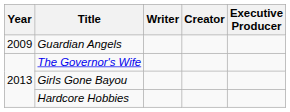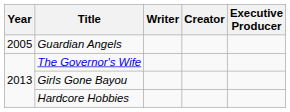(20, 44) 2009 -> (20, 44) 2005
